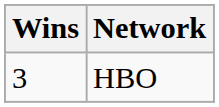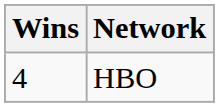(20, 76) 3 -> (20, 76) 4
